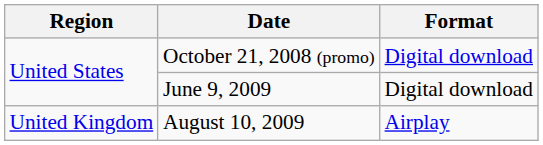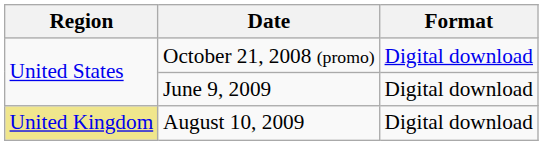(81, 122) no background -> (81, 122) khaki background
(417, 122) Airplay -> (459, 122) Digital download
